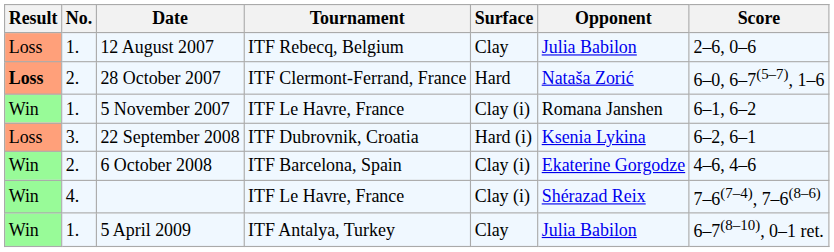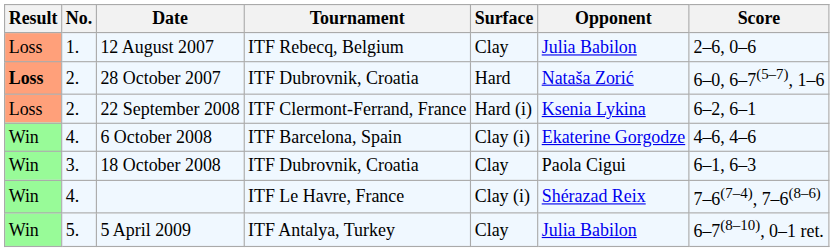(357, 77) ITF Clermont-Ferrand, France -> (333, 77) ITF Dubrovnik, Croatia
- row: (165, 108)
(72, 137) 3. -> (72, 108) 2.
(333, 137) ITF Dubrovnik, Croatia -> (357, 108) ITF Clermont-Ferrand, France
(72, 165) 2. -> (72, 137) 4.
+ row: (161, 165)
(72, 229) 1. -> (72, 229) 5.
